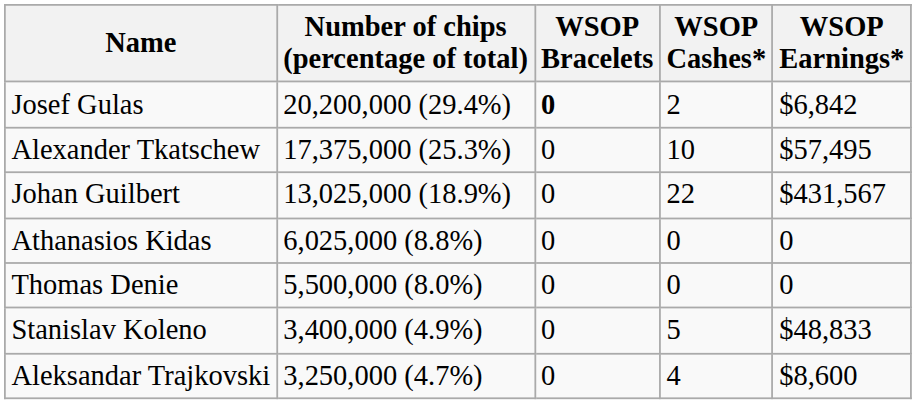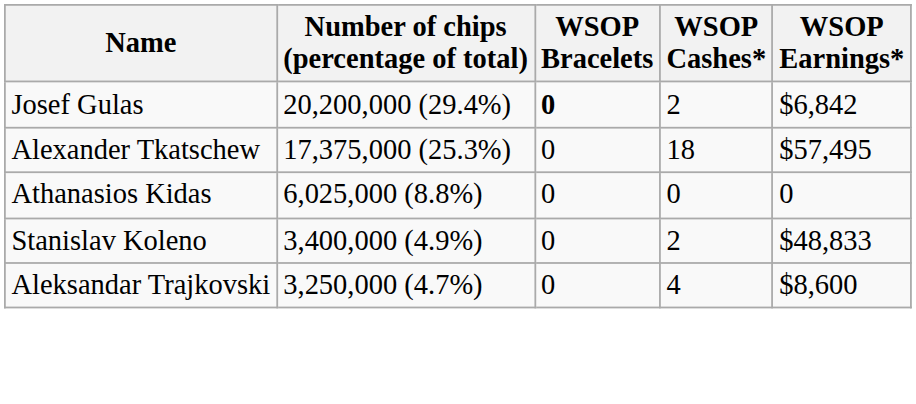(681, 149) 10 -> (681, 149) 18
- row: (96, 194)
- row: (95, 284)
(674, 330) 5 -> (674, 239) 2
